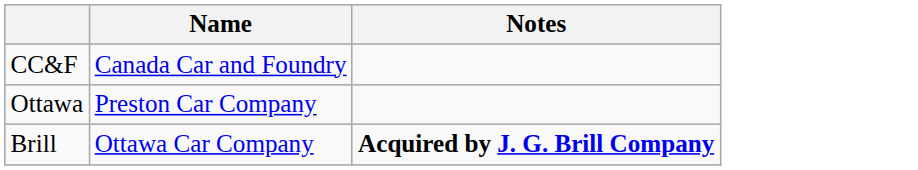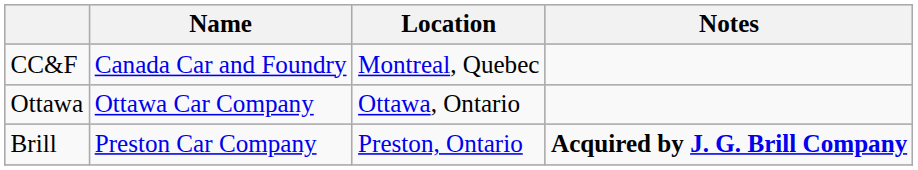+ column: (449, 24)
(206, 104) Preston Car Company -> (204, 104) Ottawa Car Company
(204, 143) Ottawa Car Company -> (206, 143) Preston Car Company
